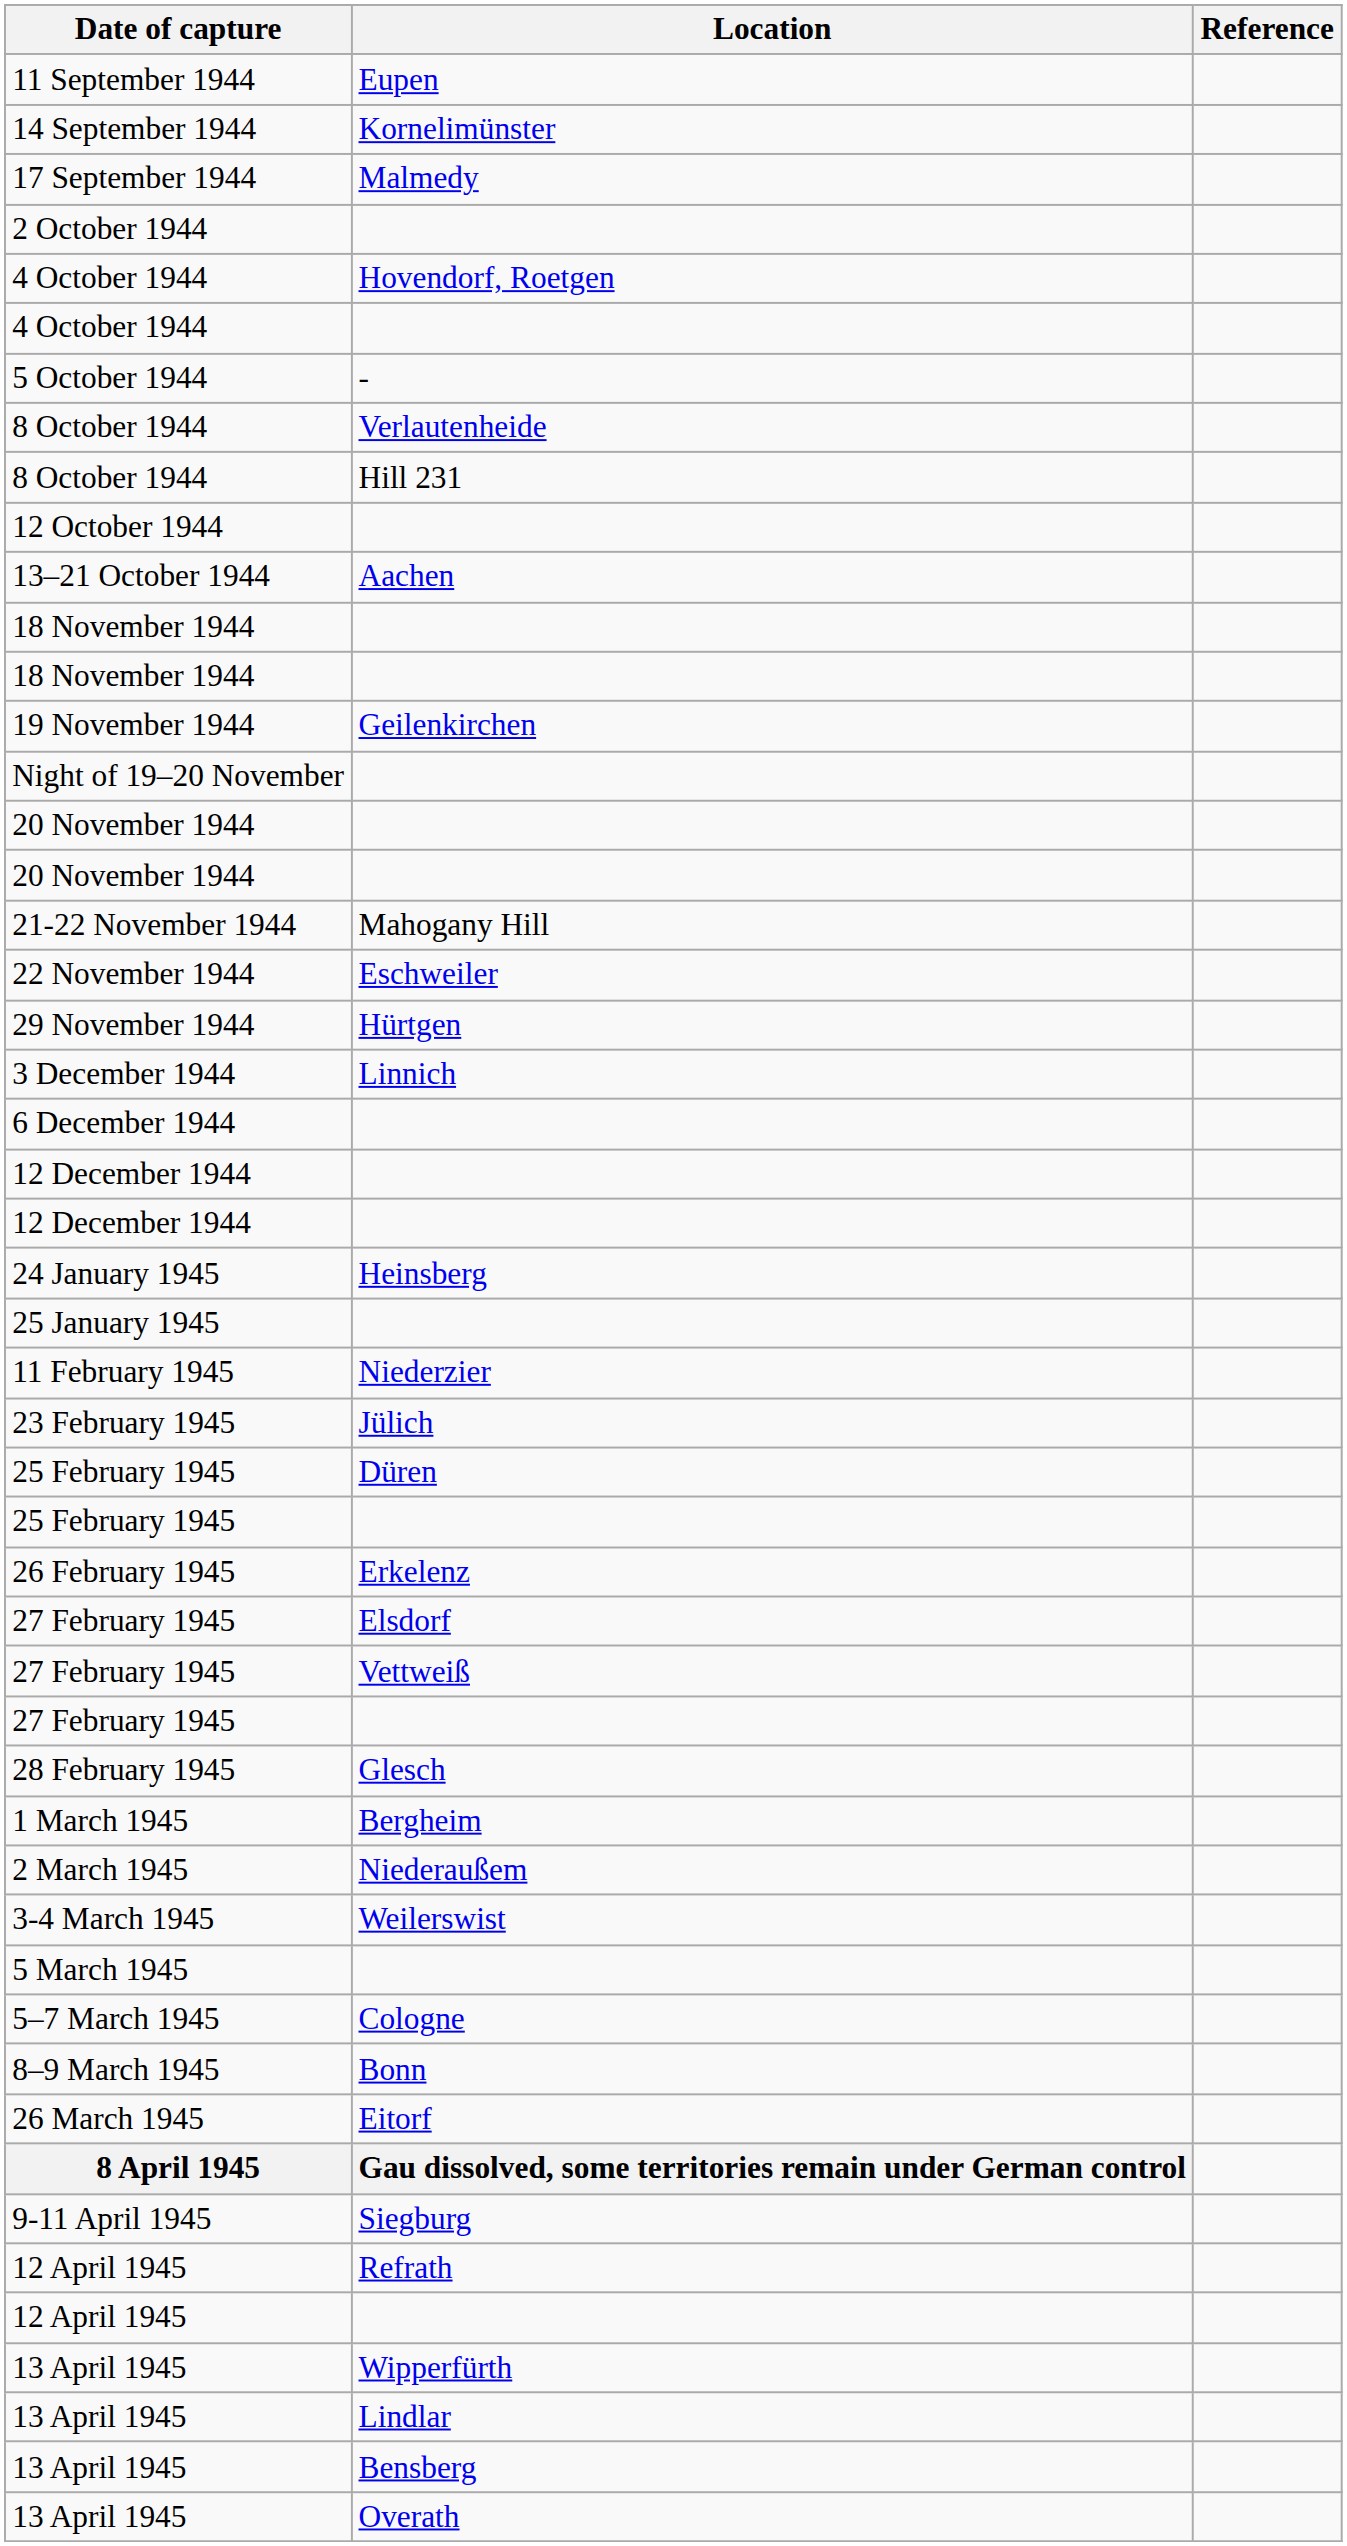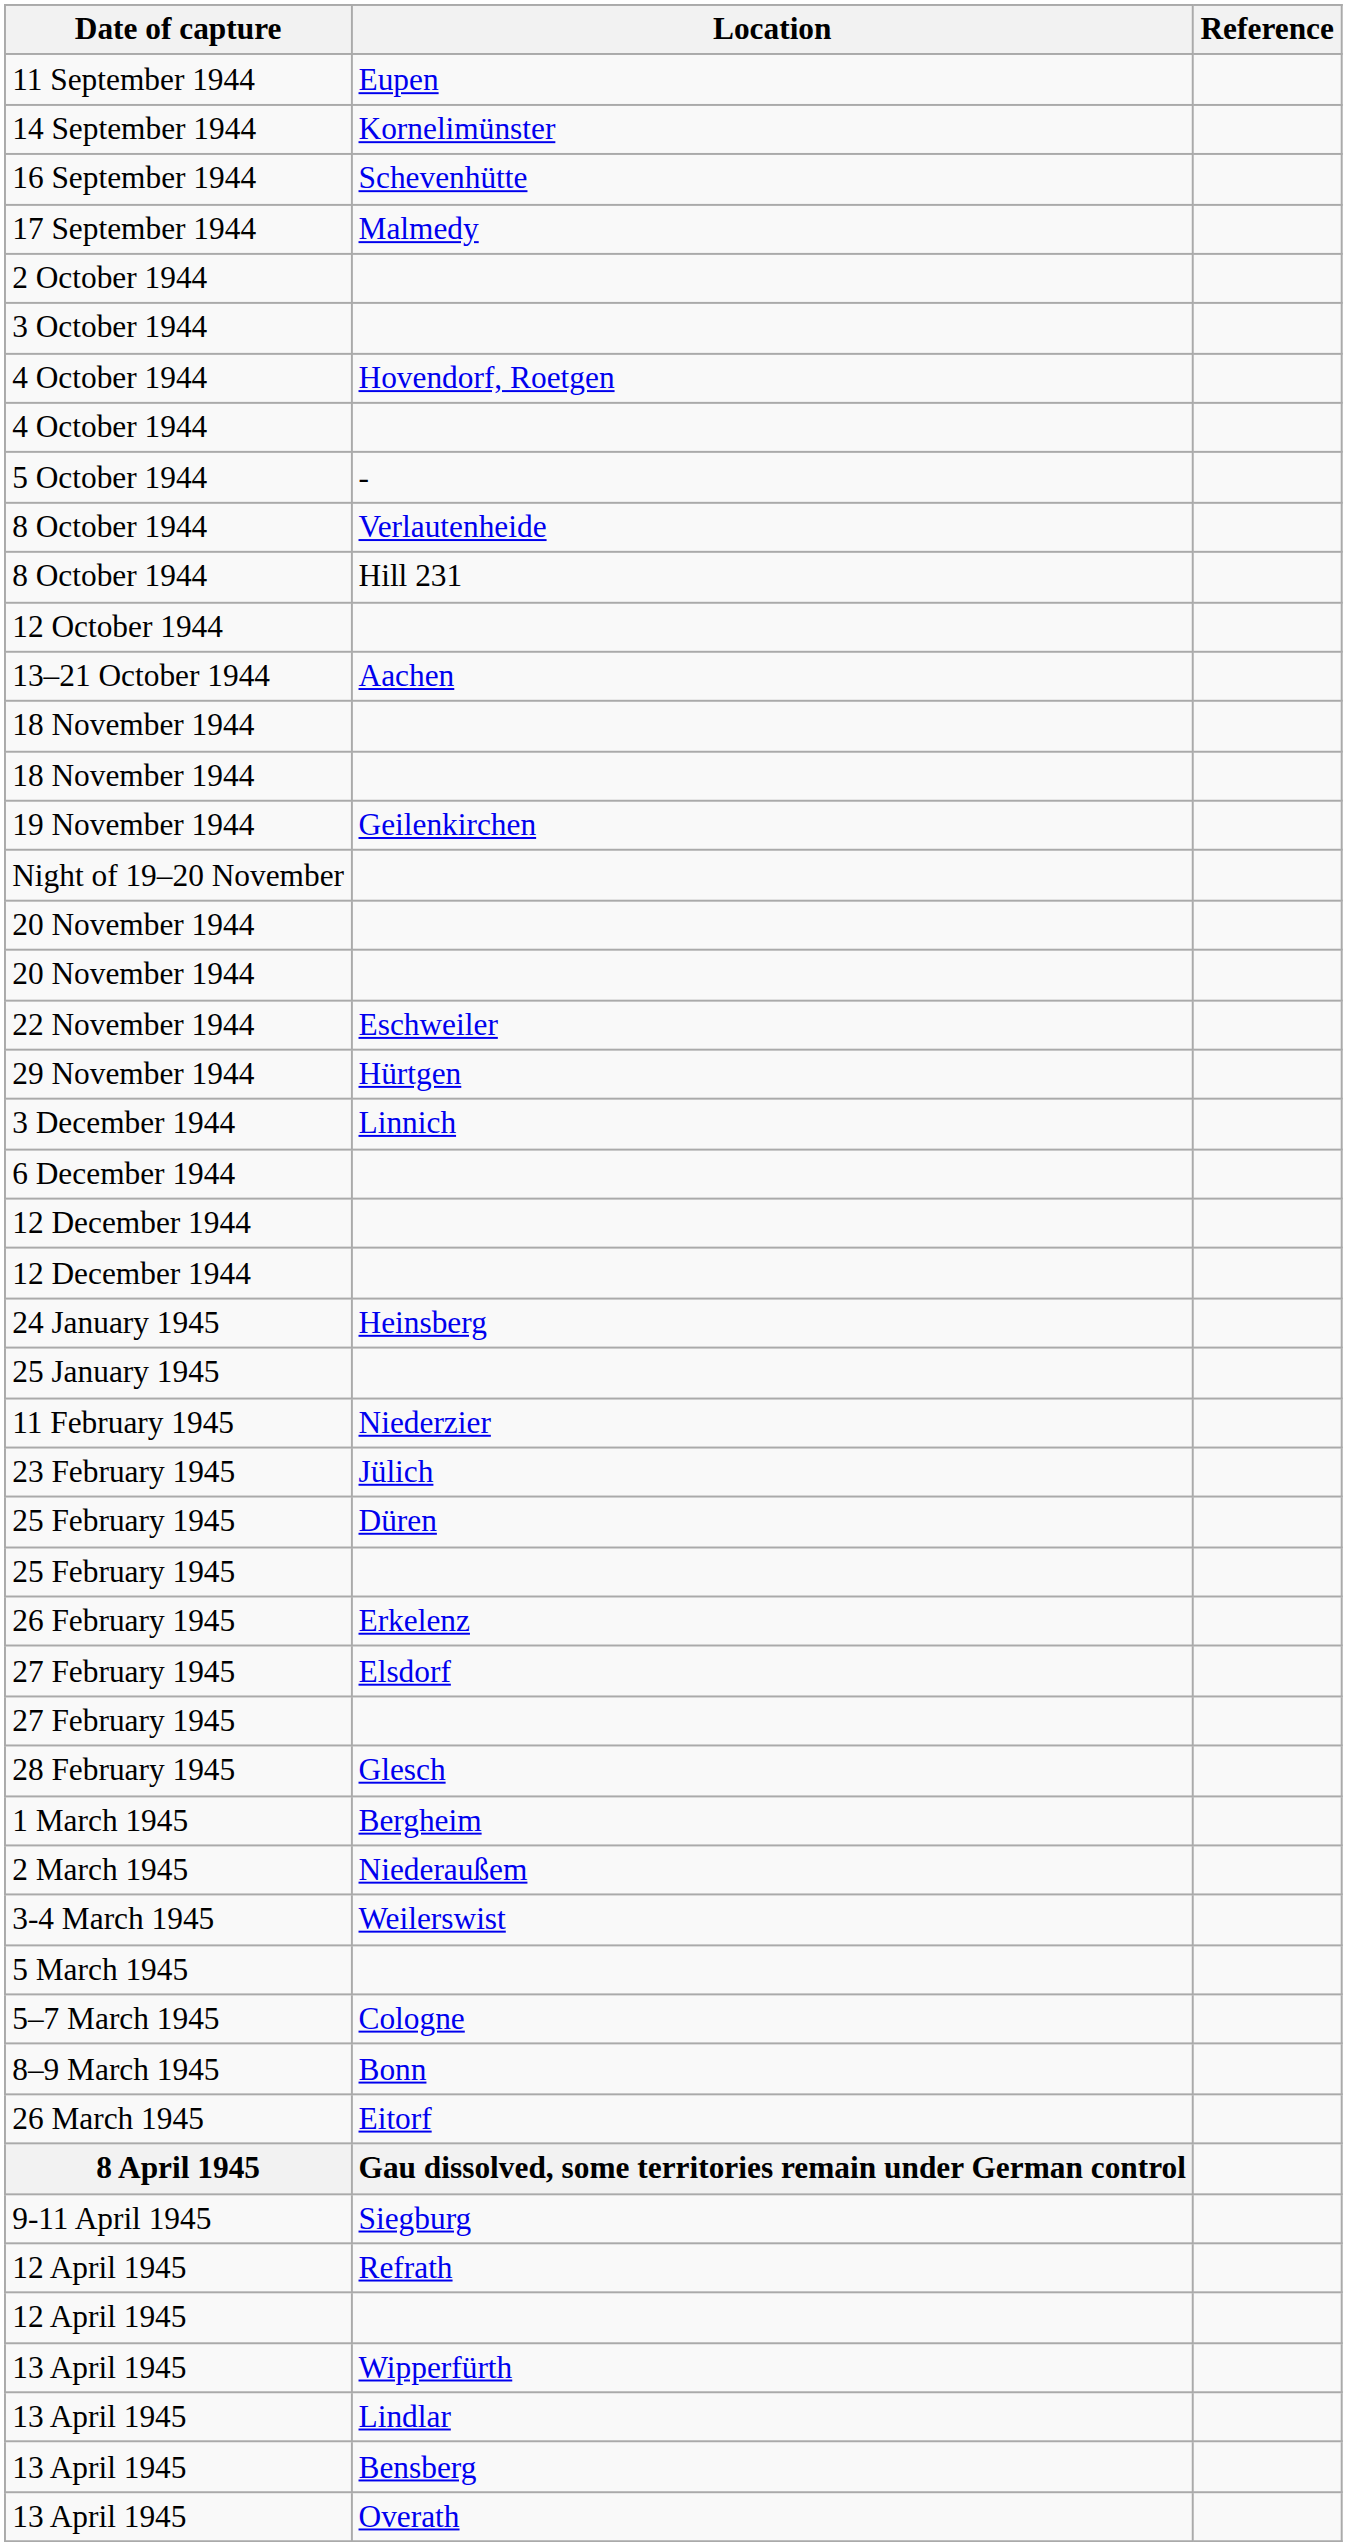+ row: (134, 178)
+ row: (110, 327)
- row: (154, 924)
- row: (124, 1670)
